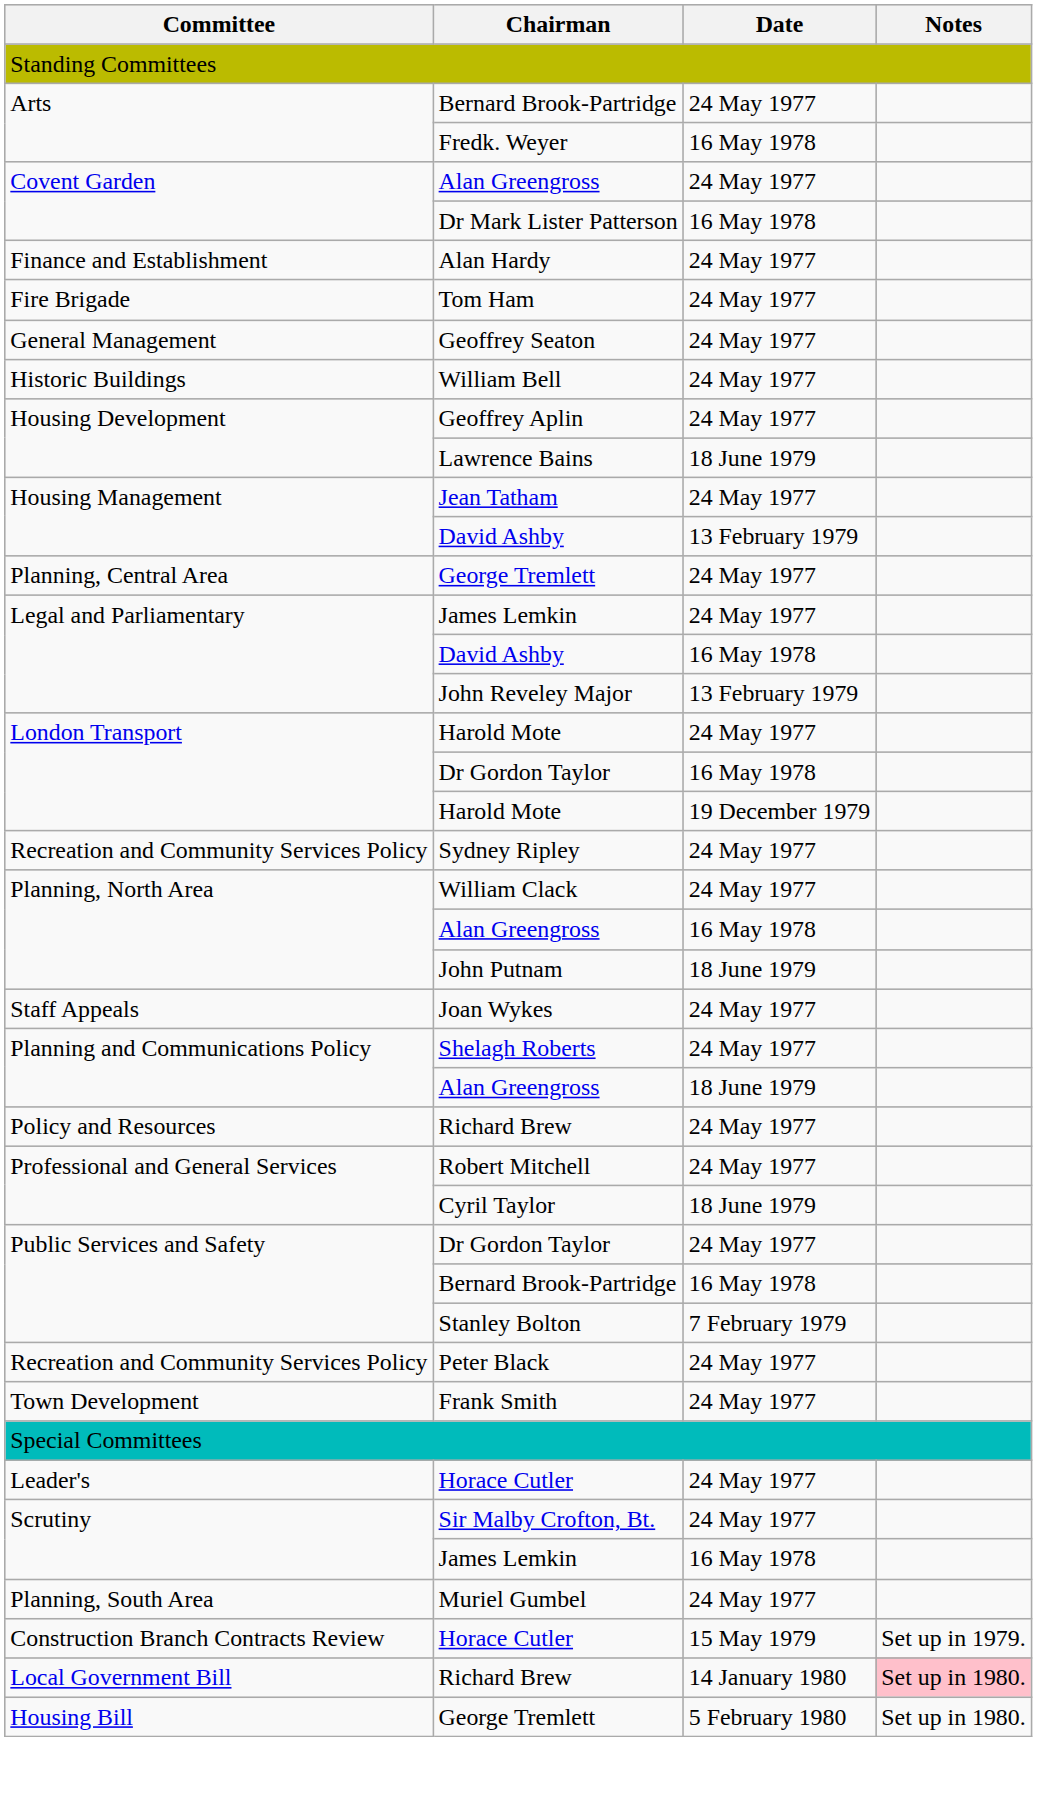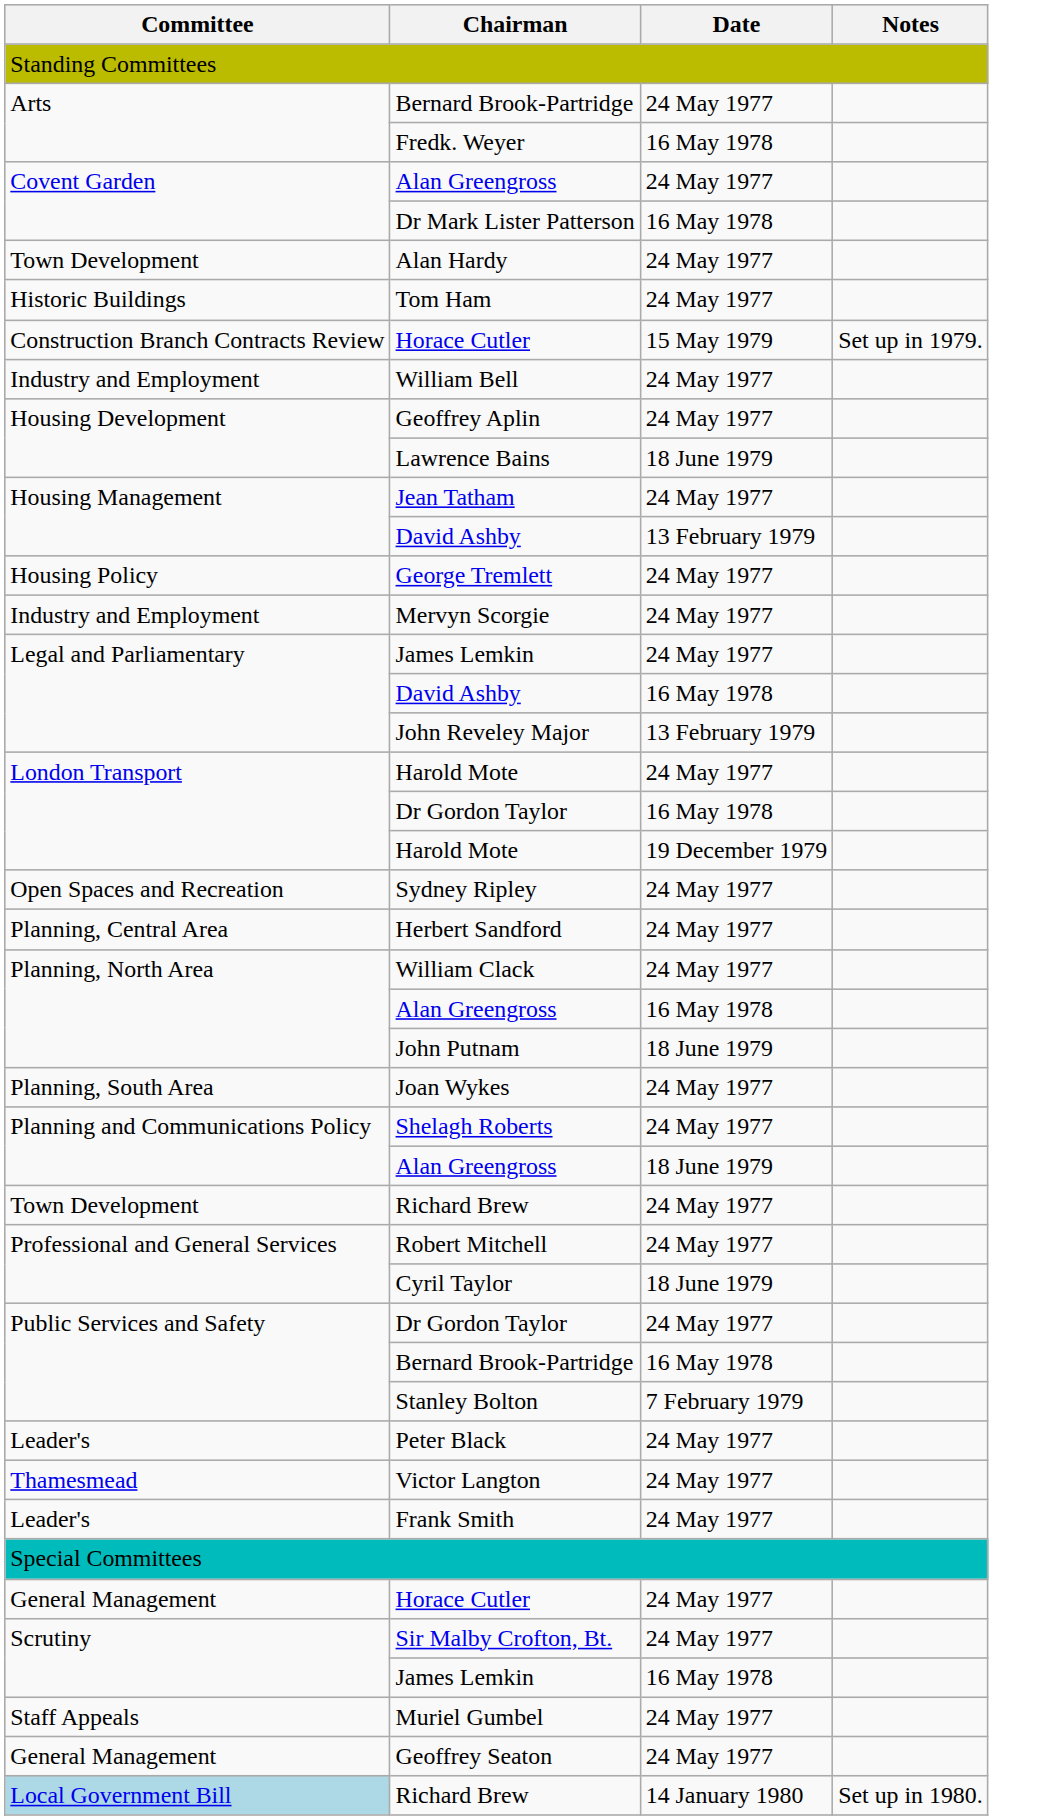(139, 260) Finance and Establishment -> (105, 260) Town Development
(70, 299) Fire Brigade -> (98, 299) Historic Buildings
rows swapped: (517, 339) <-> (506, 1637)
(98, 378) Historic Buildings -> (135, 378) Industry and Employment
(119, 575) Planning, Central Area -> (84, 575) Housing Policy
+ row: (473, 614)
(219, 850) Recreation and Community Services Policy -> (147, 890) Open Spaces and Recreation
+ row: (479, 929)
(75, 1008) Staff Appeals -> (112, 1086) Planning, South Area
(113, 1126) Policy and Resources -> (105, 1204) Town Development
(219, 1362) Recreation and Community Services Policy -> (50, 1440) Leader's
+ row: (468, 1480)
(105, 1401) Town Development -> (50, 1519) Leader's
(50, 1480) Leader's -> (113, 1598) General Management
(112, 1598) Planning, South Area -> (75, 1716) Staff Appeals
(121, 1676) no background -> (121, 1795) lightblue background
(953, 1676) pink background -> (910, 1795) no background
- row: (517, 1716)
